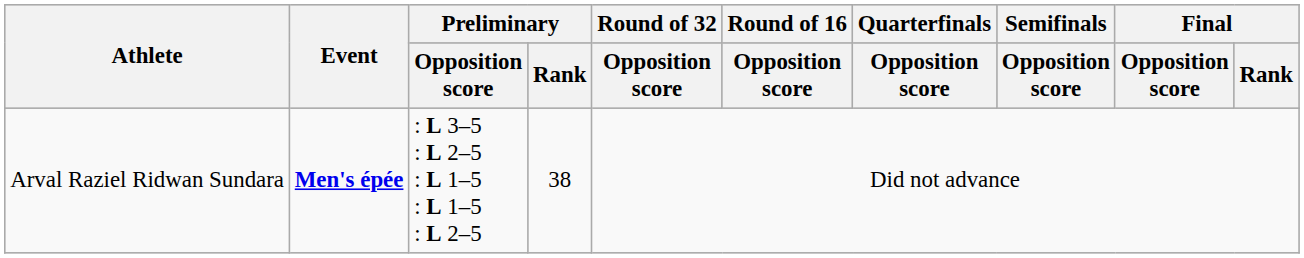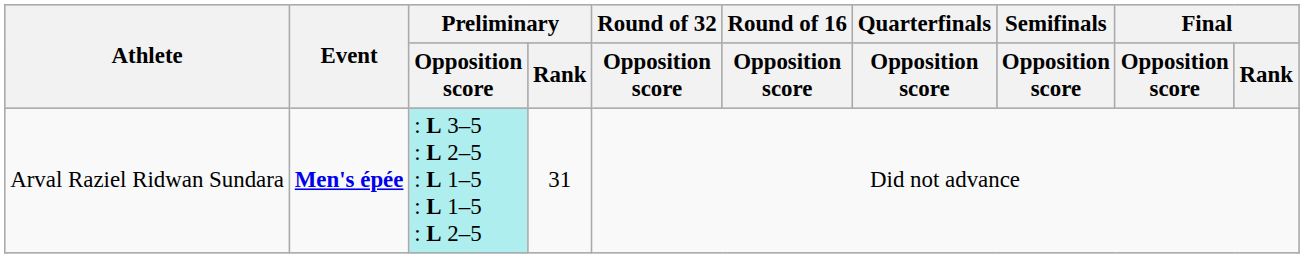(448, 180) no background -> (448, 180) paleturquoise background
(560, 180) 38 -> (560, 180) 31
